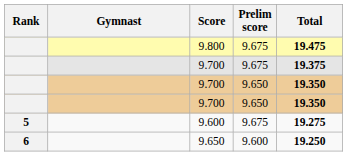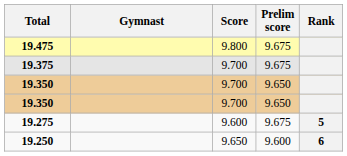columns swapped: (26, 21) <-> (310, 21)
